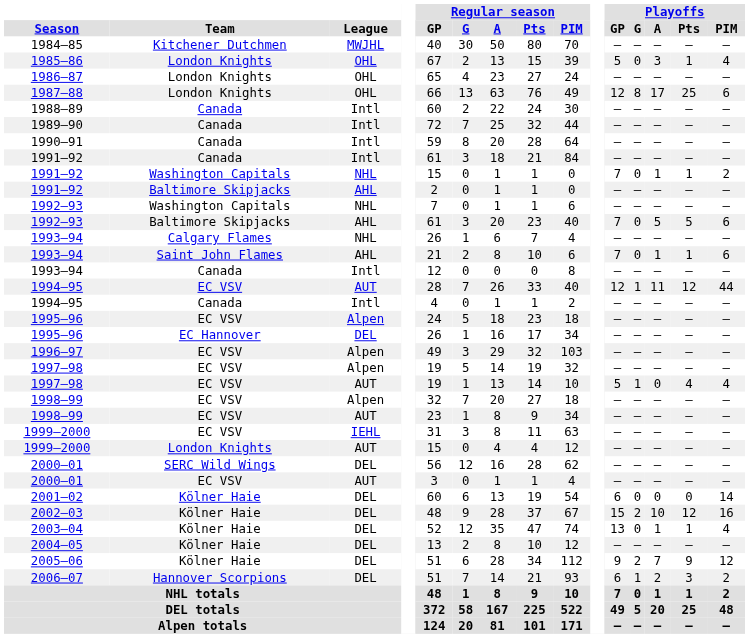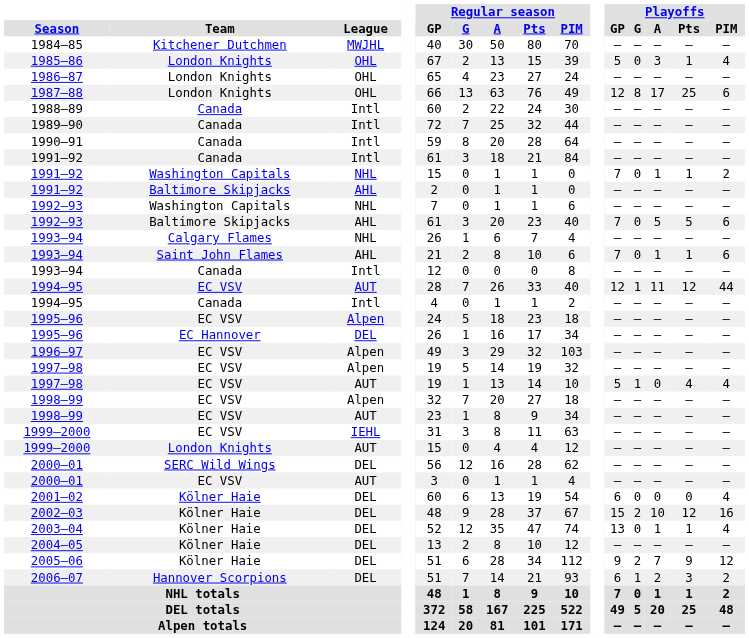(726, 497) 14 -> (726, 497) 4
